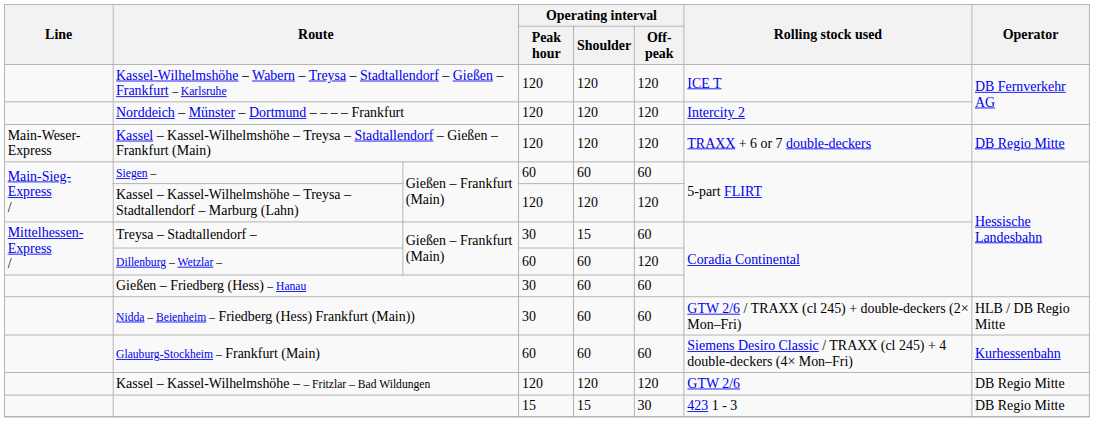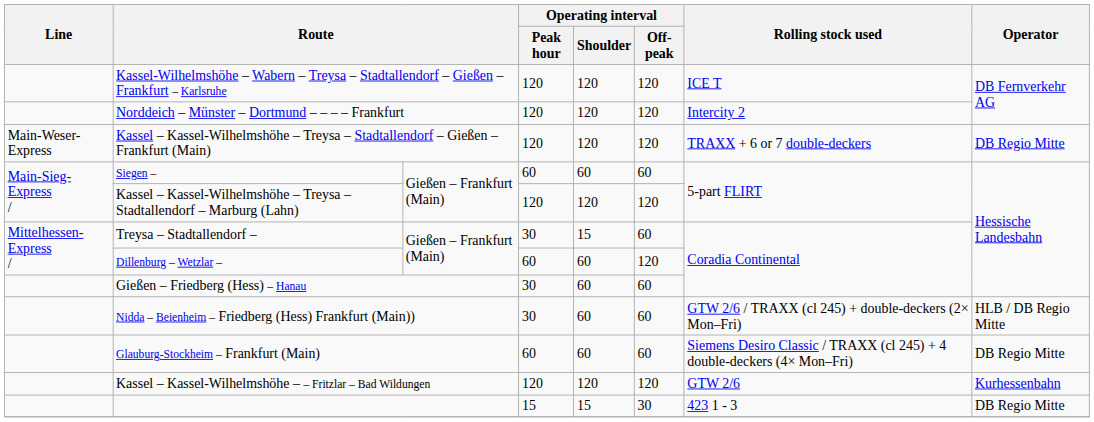(1018, 353) Kurhessenbahn -> (1020, 353) DB Regio Mitte
(1020, 383) DB Regio Mitte -> (1018, 383) Kurhessenbahn
